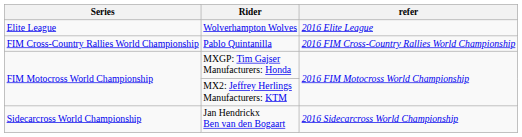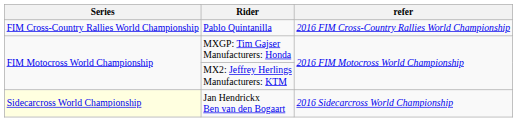- row: (250, 27)
(74, 119) no background -> (74, 103) lightyellow background
